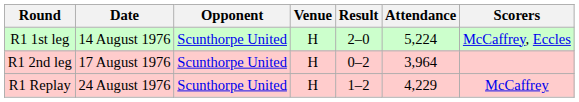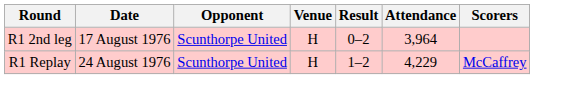- row: (40, 39)
